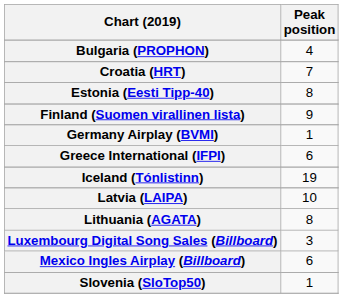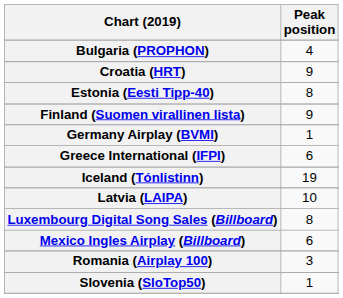(309, 72) 7 -> (309, 72) 9
- row: (142, 219)
(309, 240) 3 -> (309, 219) 8
+ row: (143, 261)
